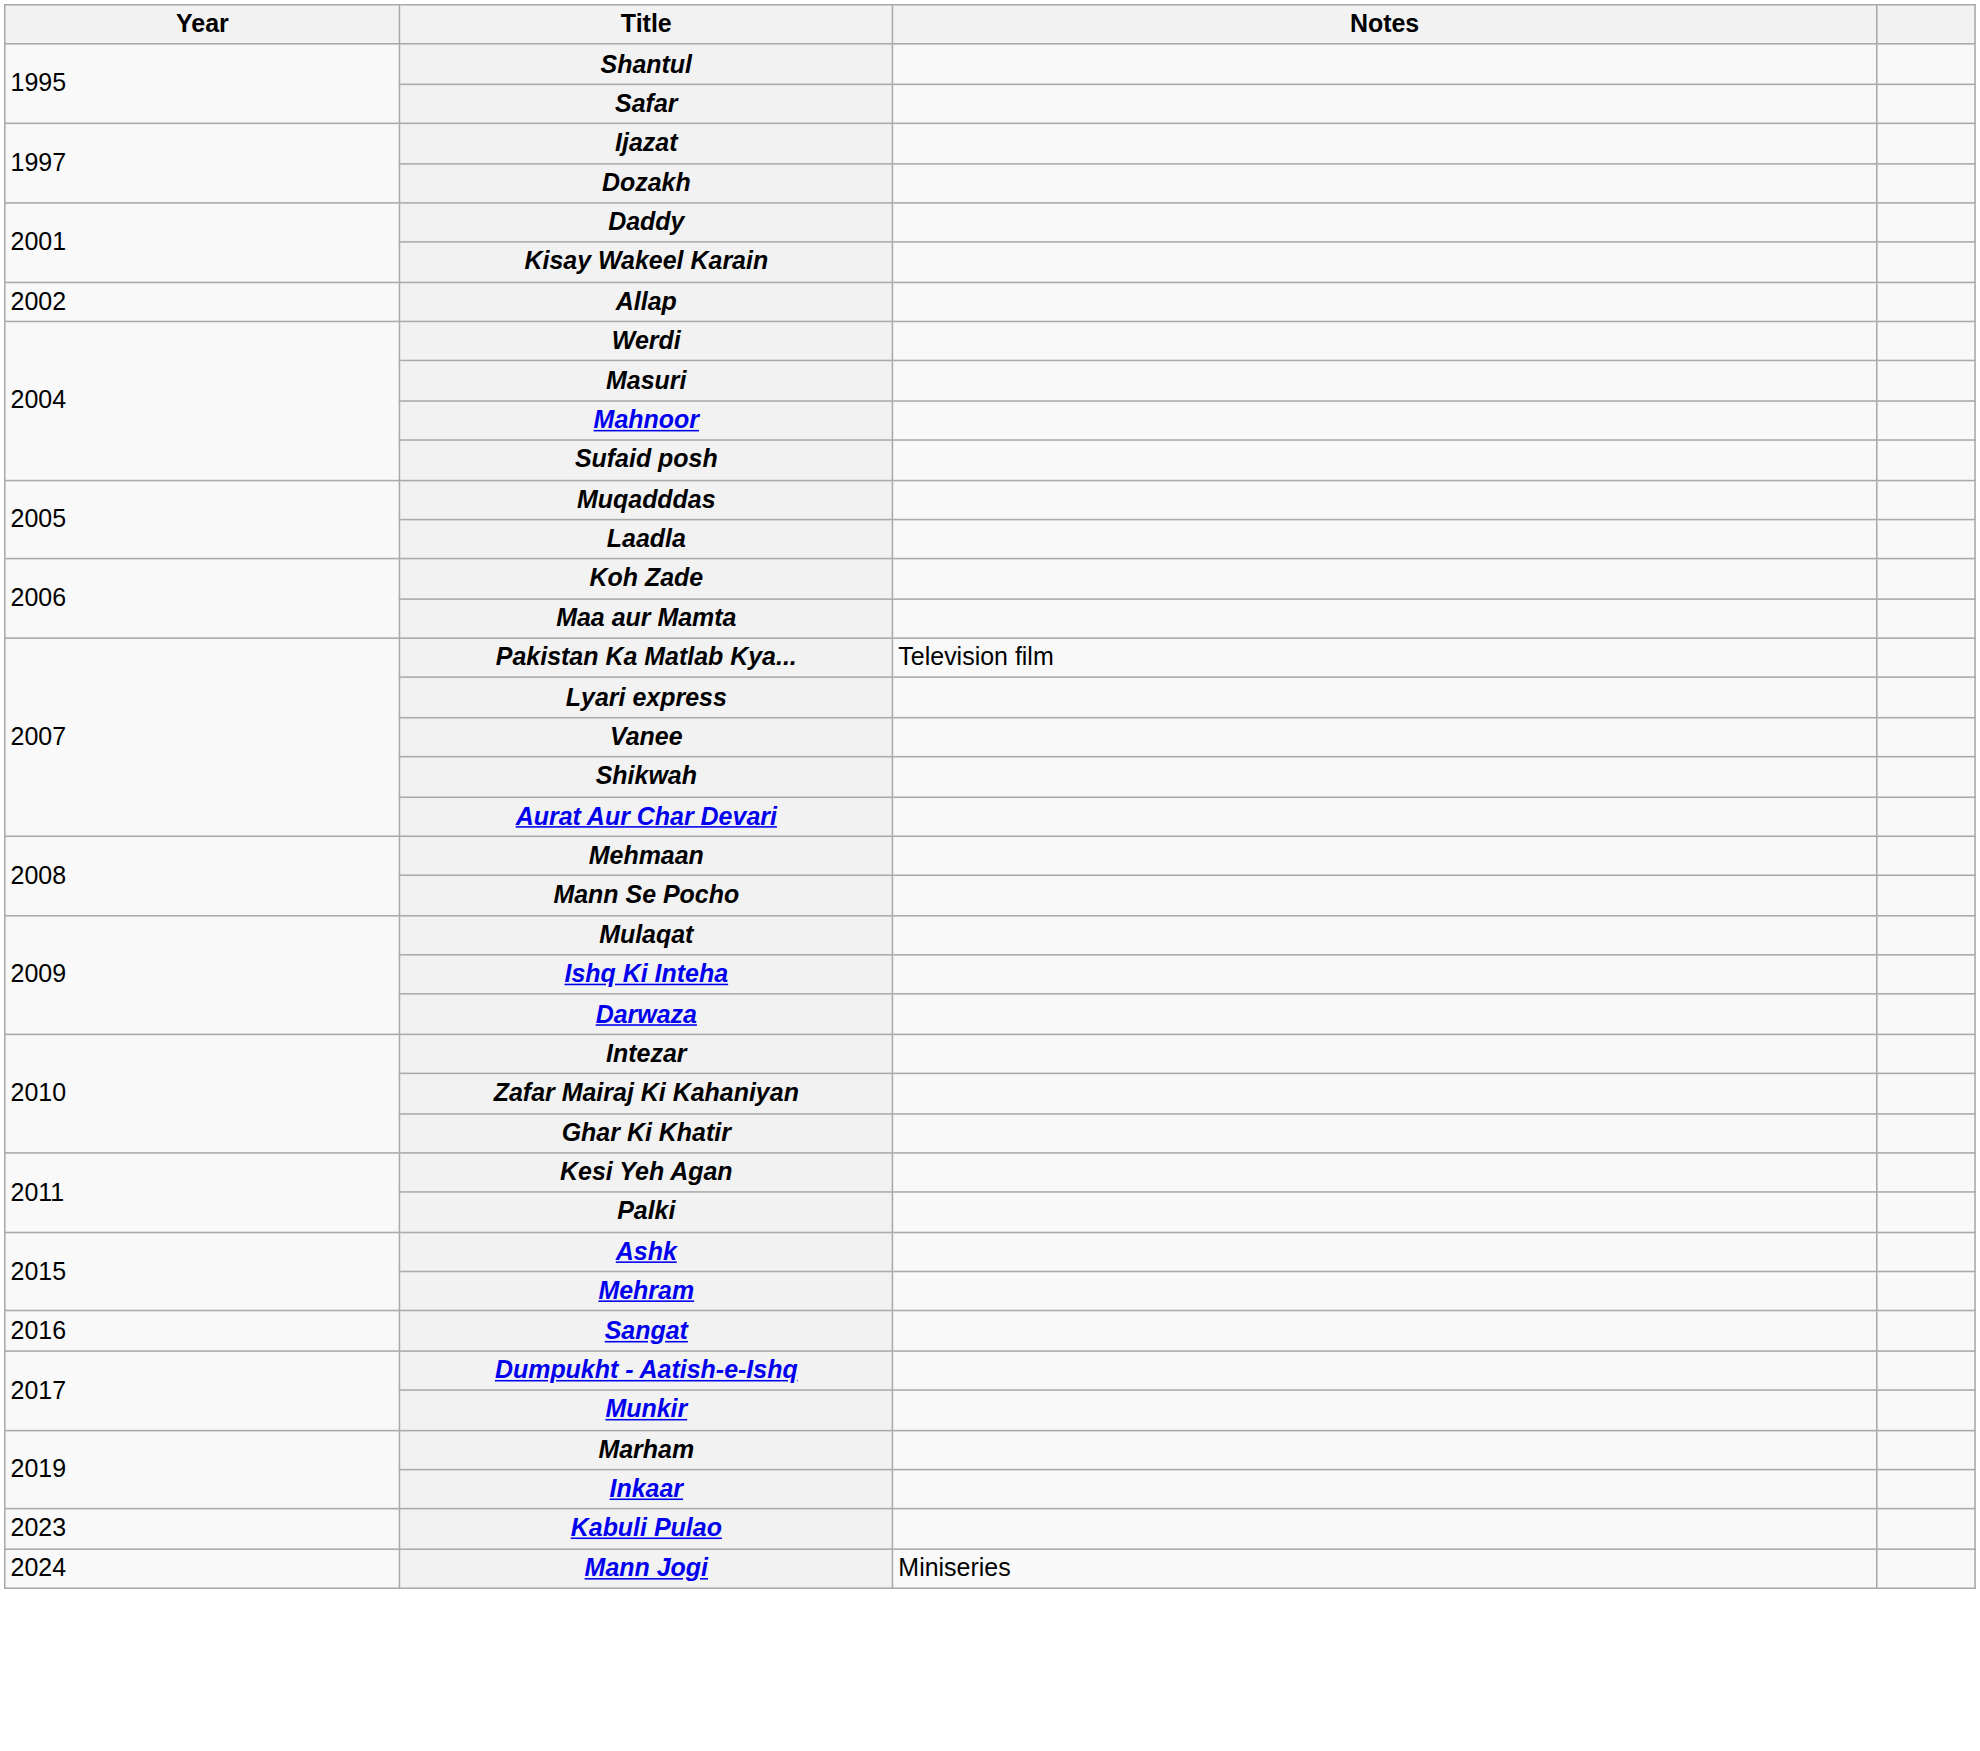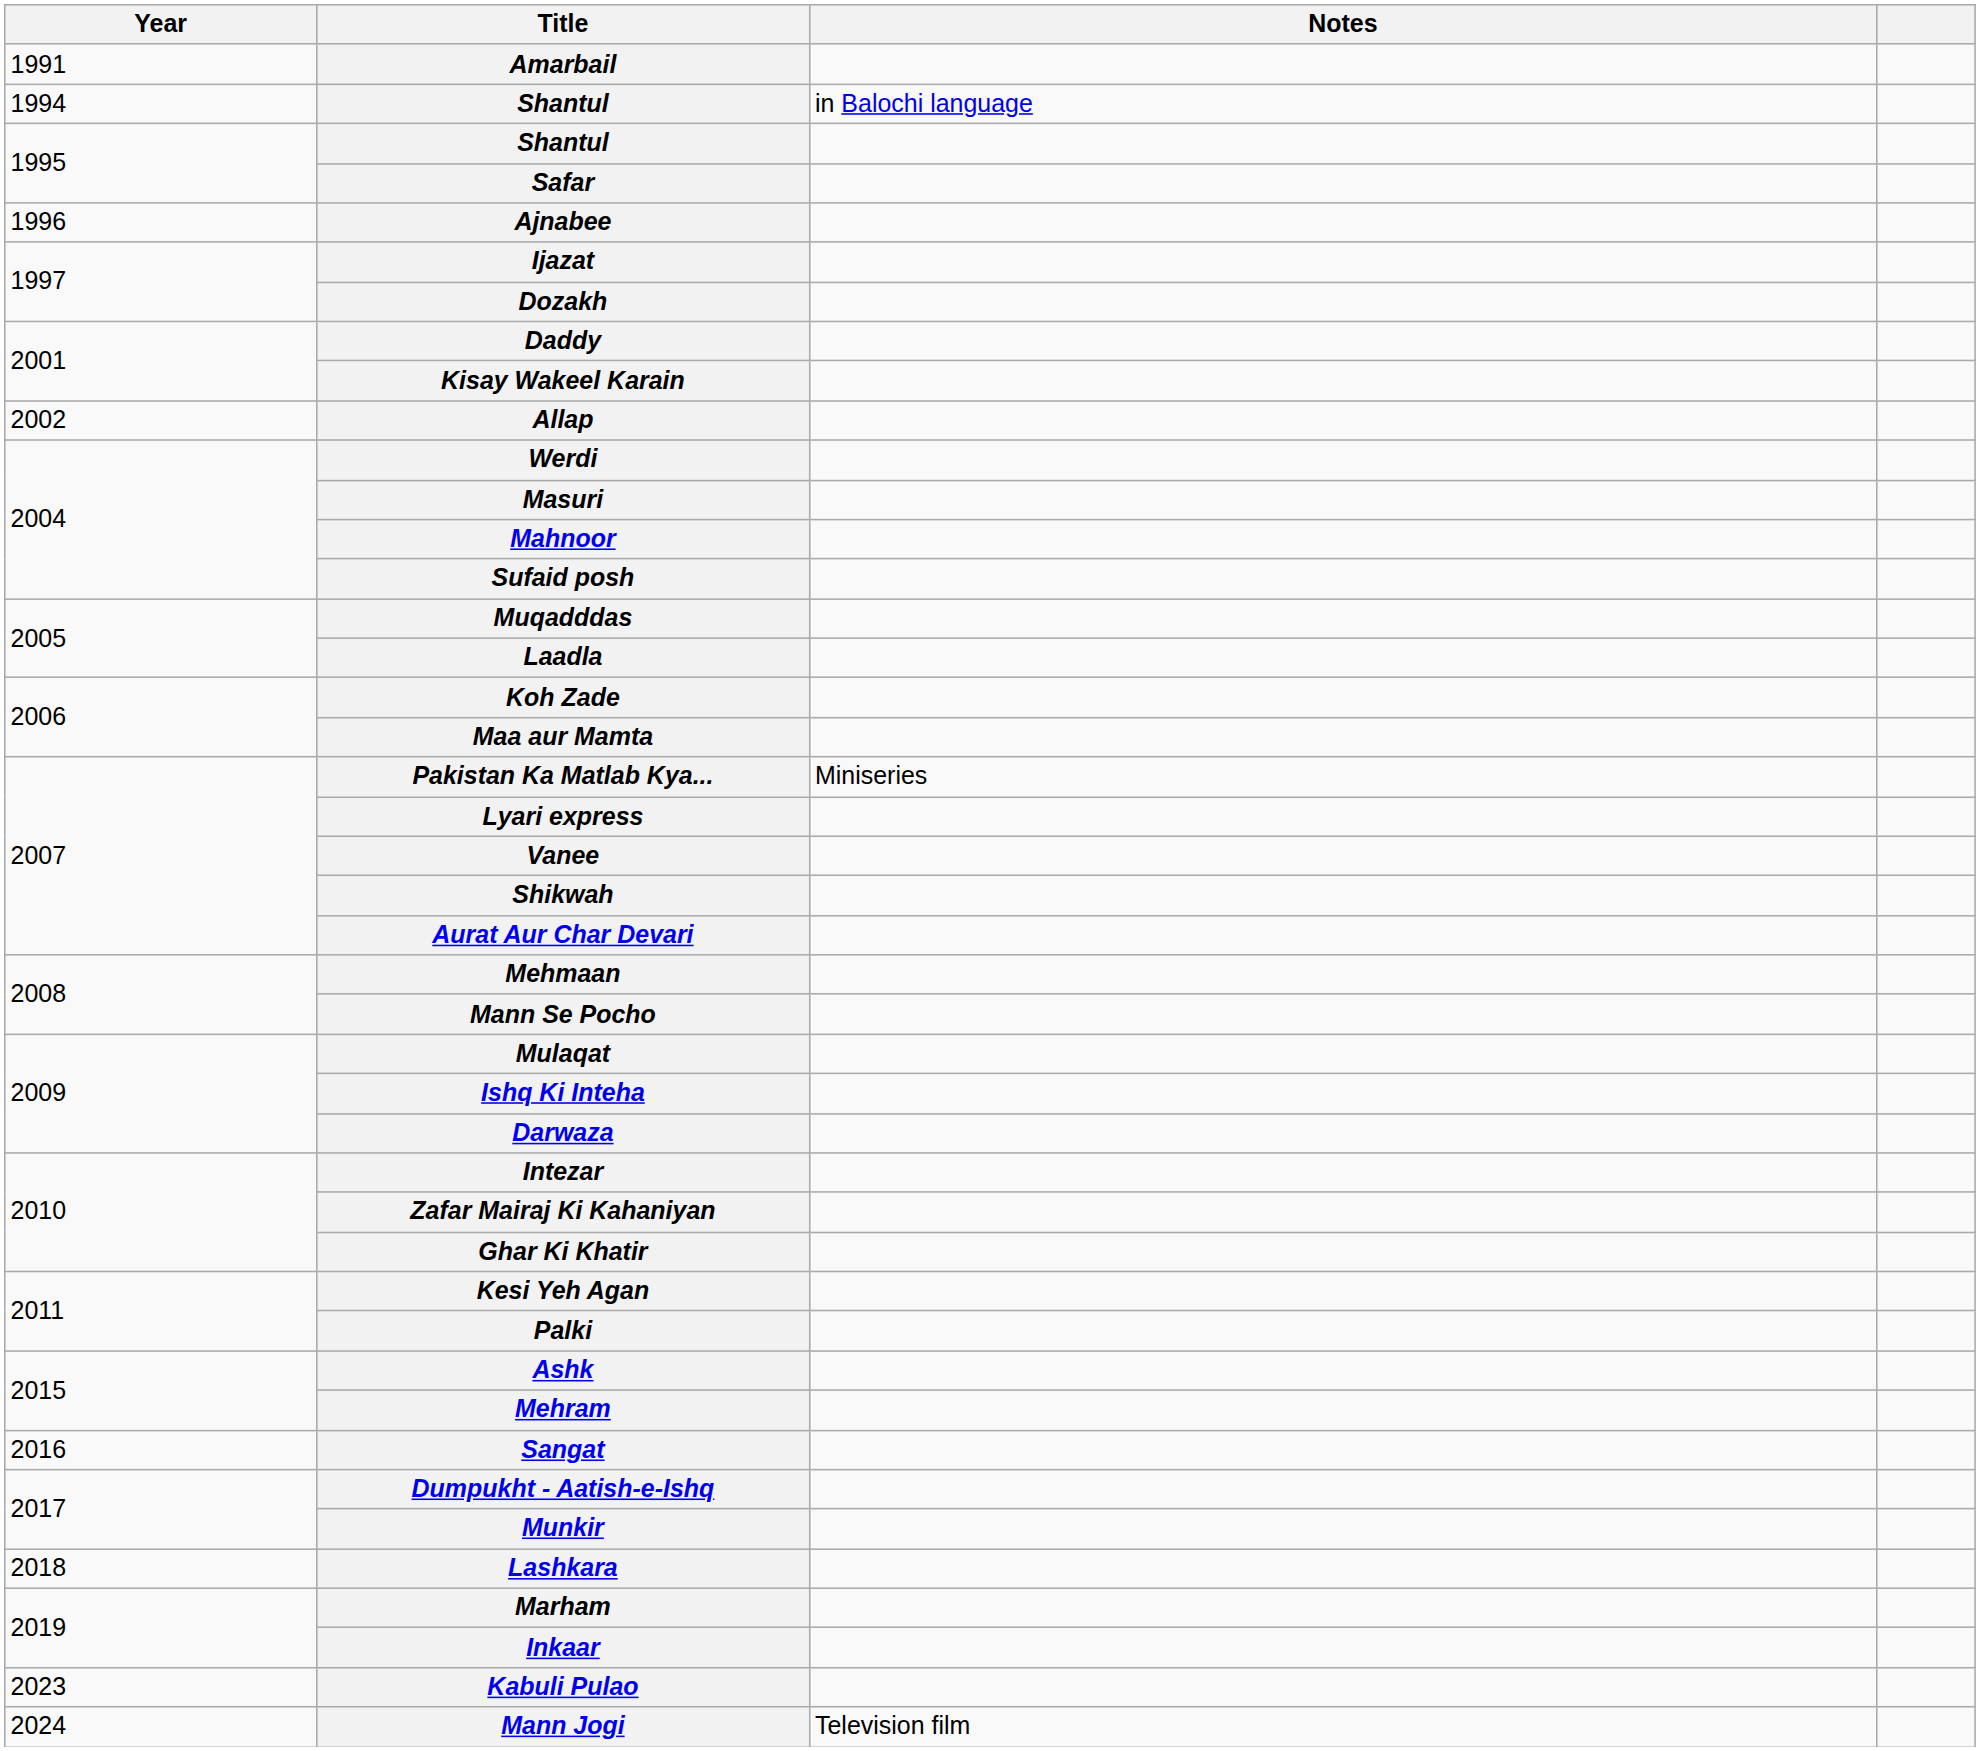+ row: (38, 63)
+ row: (38, 103)
+ row: (38, 222)
(976, 657) Television film -> (871, 776) Miniseries
+ row: (38, 1568)
(955, 1568) Miniseries -> (893, 1726) Television film
